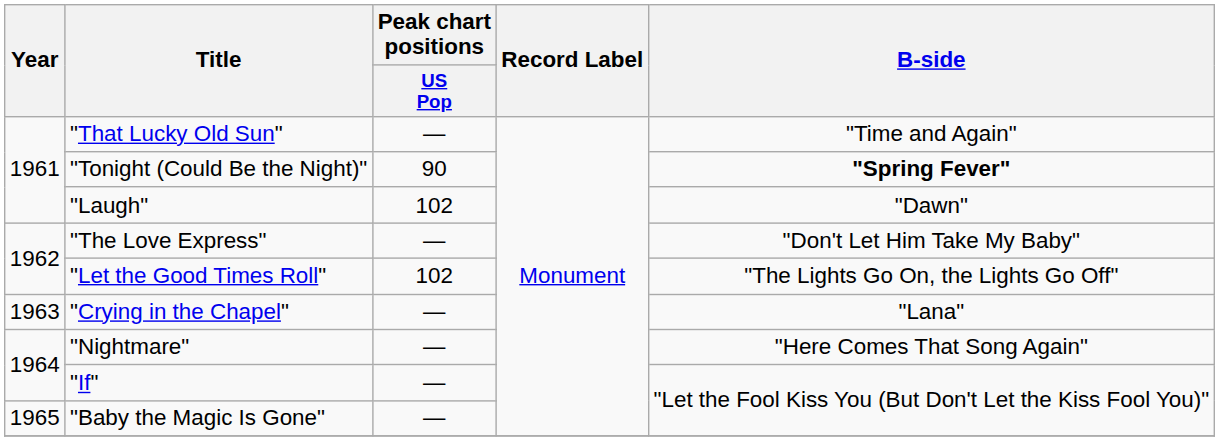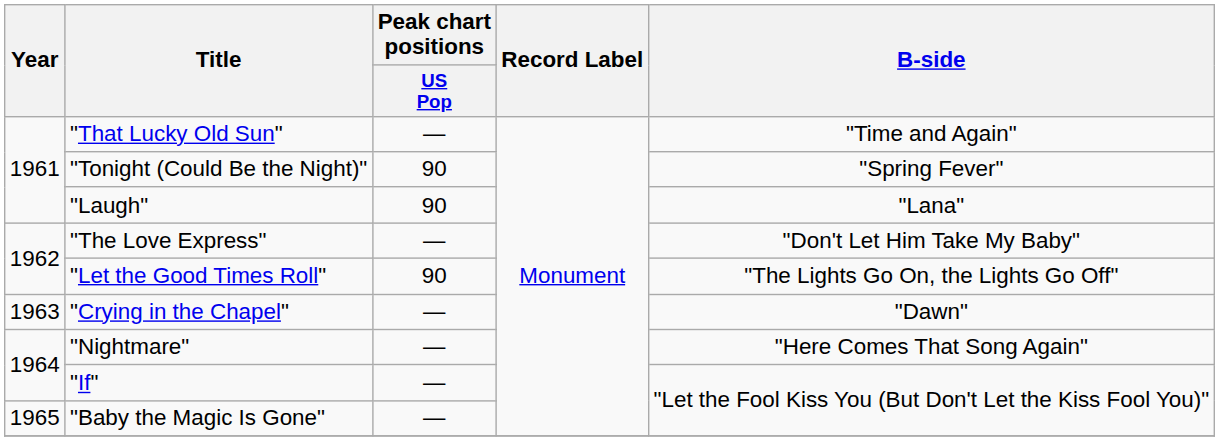(931, 169) bold -> (931, 169) normal
(434, 204) 102 -> (434, 204) 90
(931, 204) "Dawn" -> (931, 204) "Lana"
(434, 275) 102 -> (434, 275) 90
(931, 311) "Lana" -> (931, 311) "Dawn"
